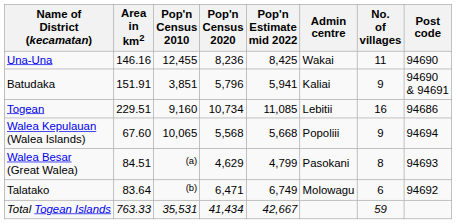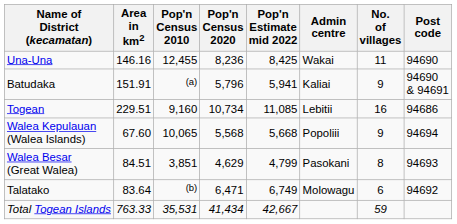(183, 84) 3,851 -> (191, 82) (a)
(191, 161) (a) -> (183, 164) 3,851
